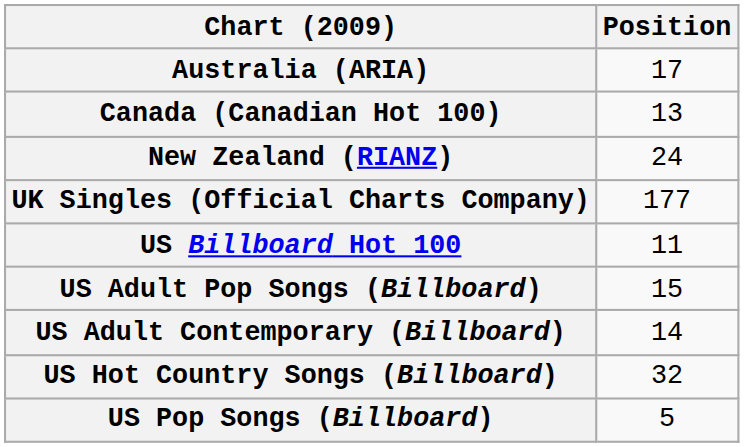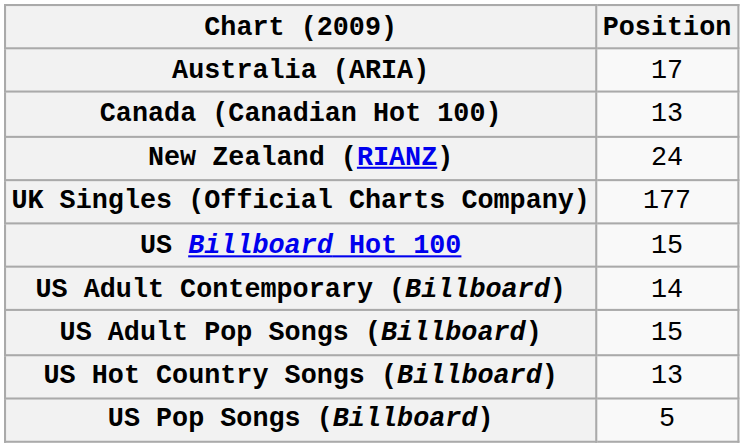(667, 245) 11 -> (667, 245) 15
rows swapped: (301, 332) <-> (301, 289)
(667, 376) 32 -> (667, 376) 13
